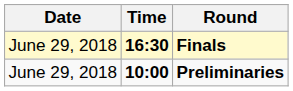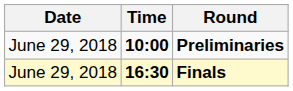rows swapped: (230, 72) <-> (201, 45)
